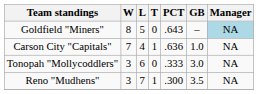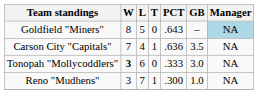(197, 47) 1.0 -> (197, 47) 3.5
(128, 64) normal -> (128, 64) bold
(197, 81) 3.5 -> (197, 81) 1.0
